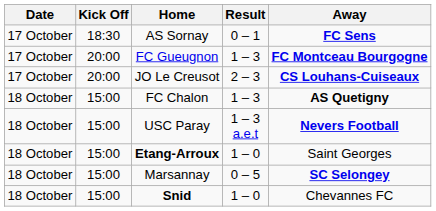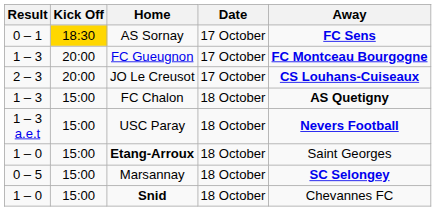columns swapped: (40, 14) <-> (245, 14)
(104, 35) no background -> (79, 35) gold background
